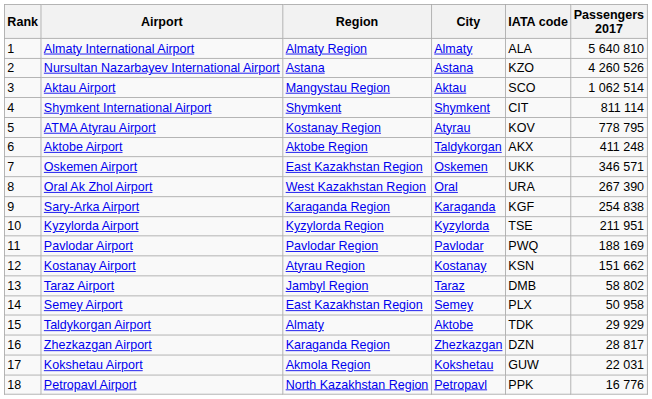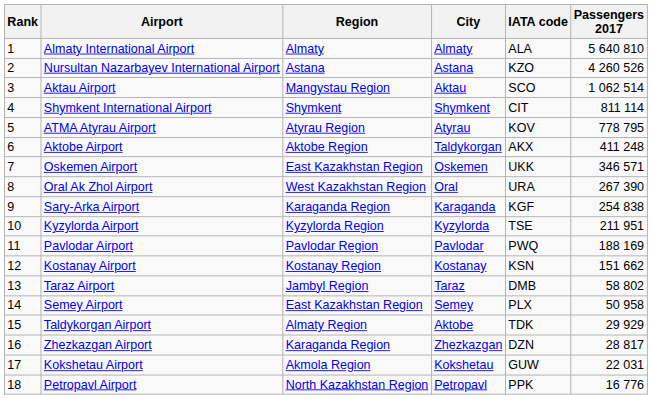(326, 48) Almaty Region -> (305, 48) Almaty
(333, 128) Kostanay Region -> (325, 128) Atyrau Region
(325, 266) Atyrau Region -> (333, 266) Kostanay Region
(305, 326) Almaty -> (326, 326) Almaty Region
